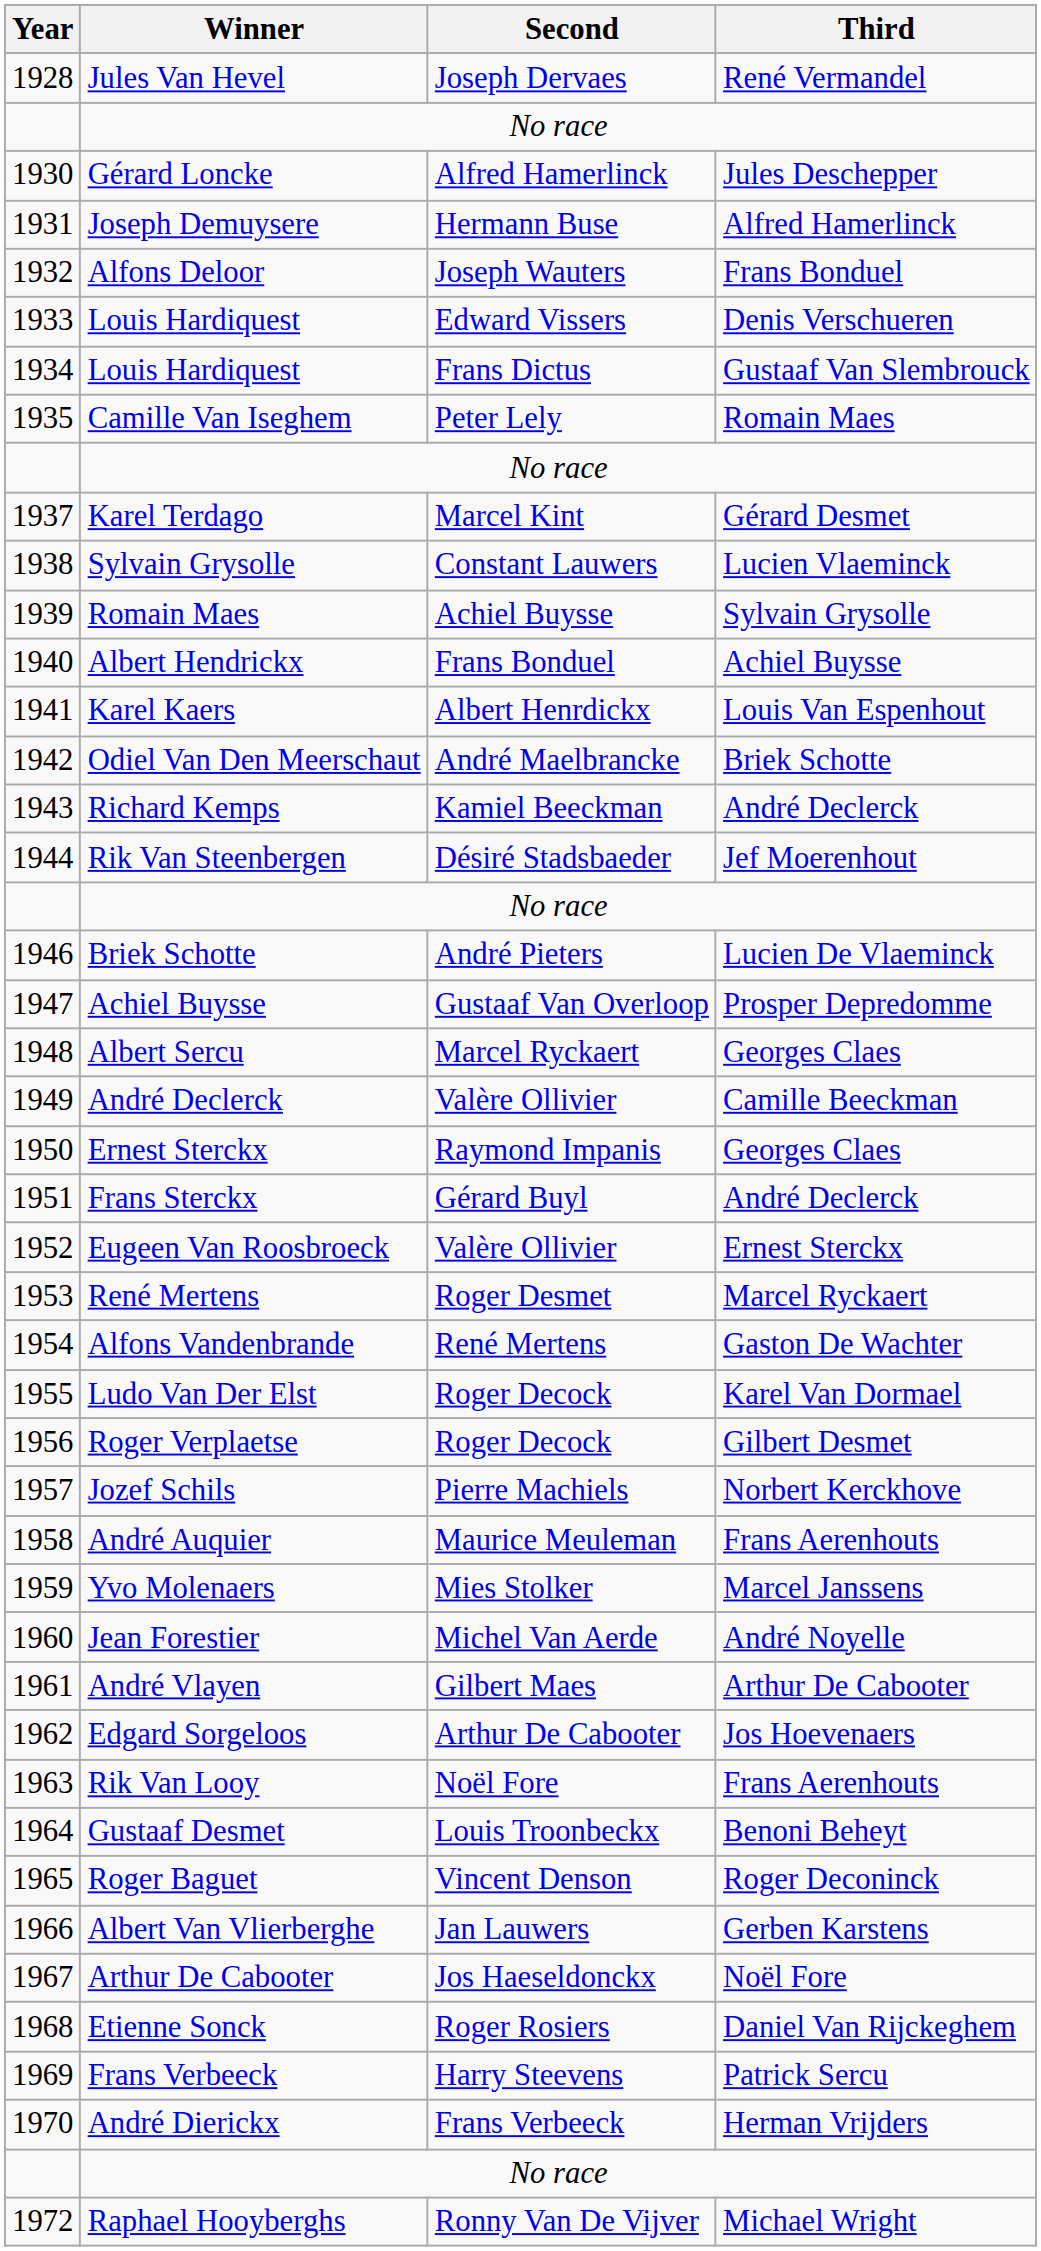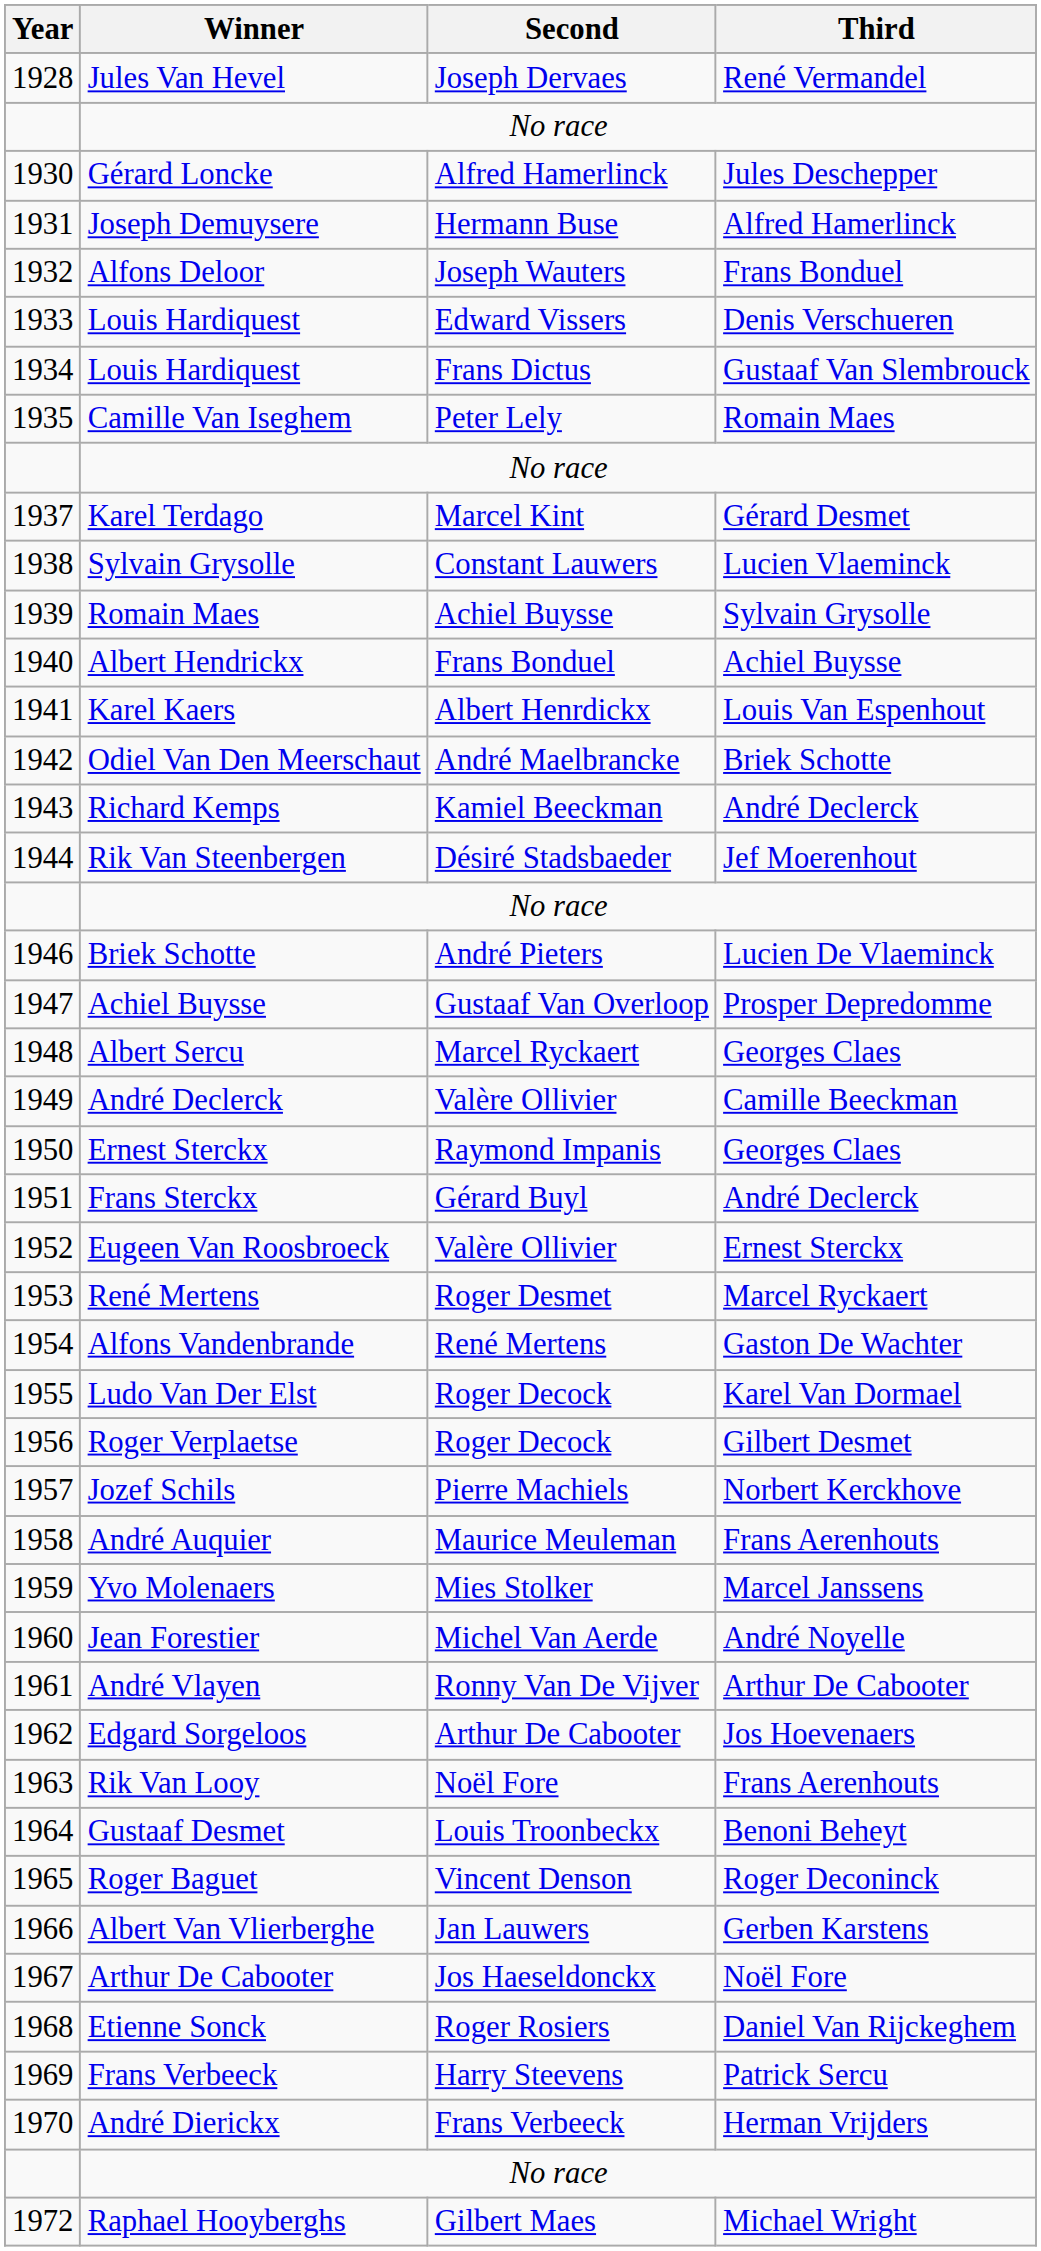(515, 1685) Gilbert Maes -> (567, 1685) Ronny Van De Vijver
(567, 2221) Ronny Van De Vijver -> (515, 2221) Gilbert Maes
